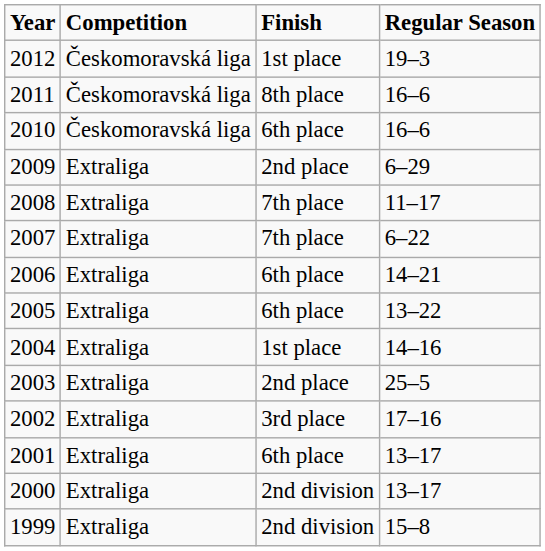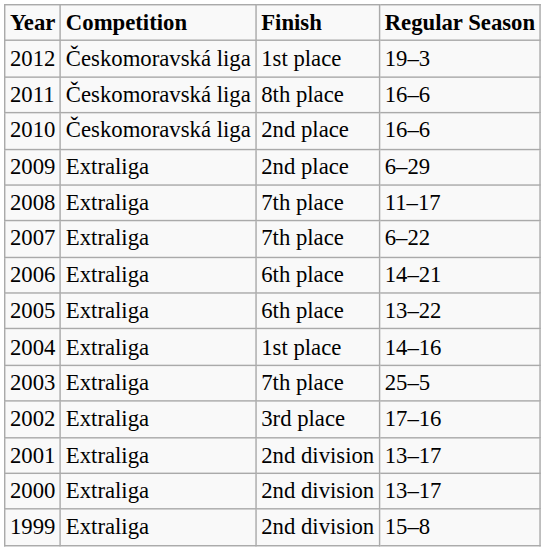(303, 130) 6th place -> (305, 130) 2nd place
(305, 382) 2nd place -> (303, 382) 7th place
(303, 454) 6th place -> (318, 454) 2nd division
